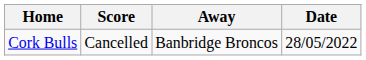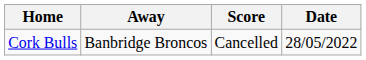columns swapped: (116, 17) <-> (217, 17)
